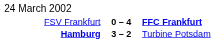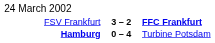(121, 21) 0 – 4 -> (121, 21) 3 – 2
(121, 33) 3 – 2 -> (121, 33) 0 – 4
